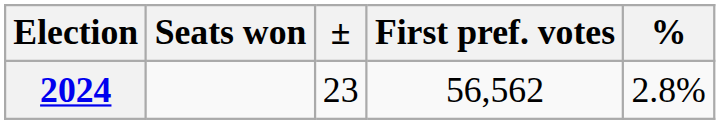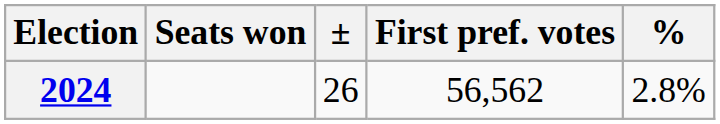(341, 89) 23 -> (341, 89) 26
